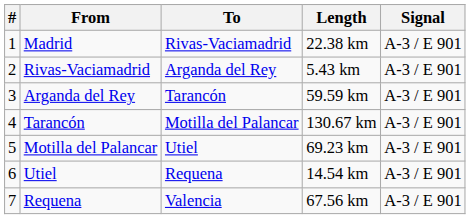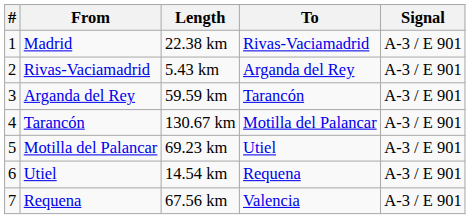columns swapped: (232, 17) <-> (341, 17)
